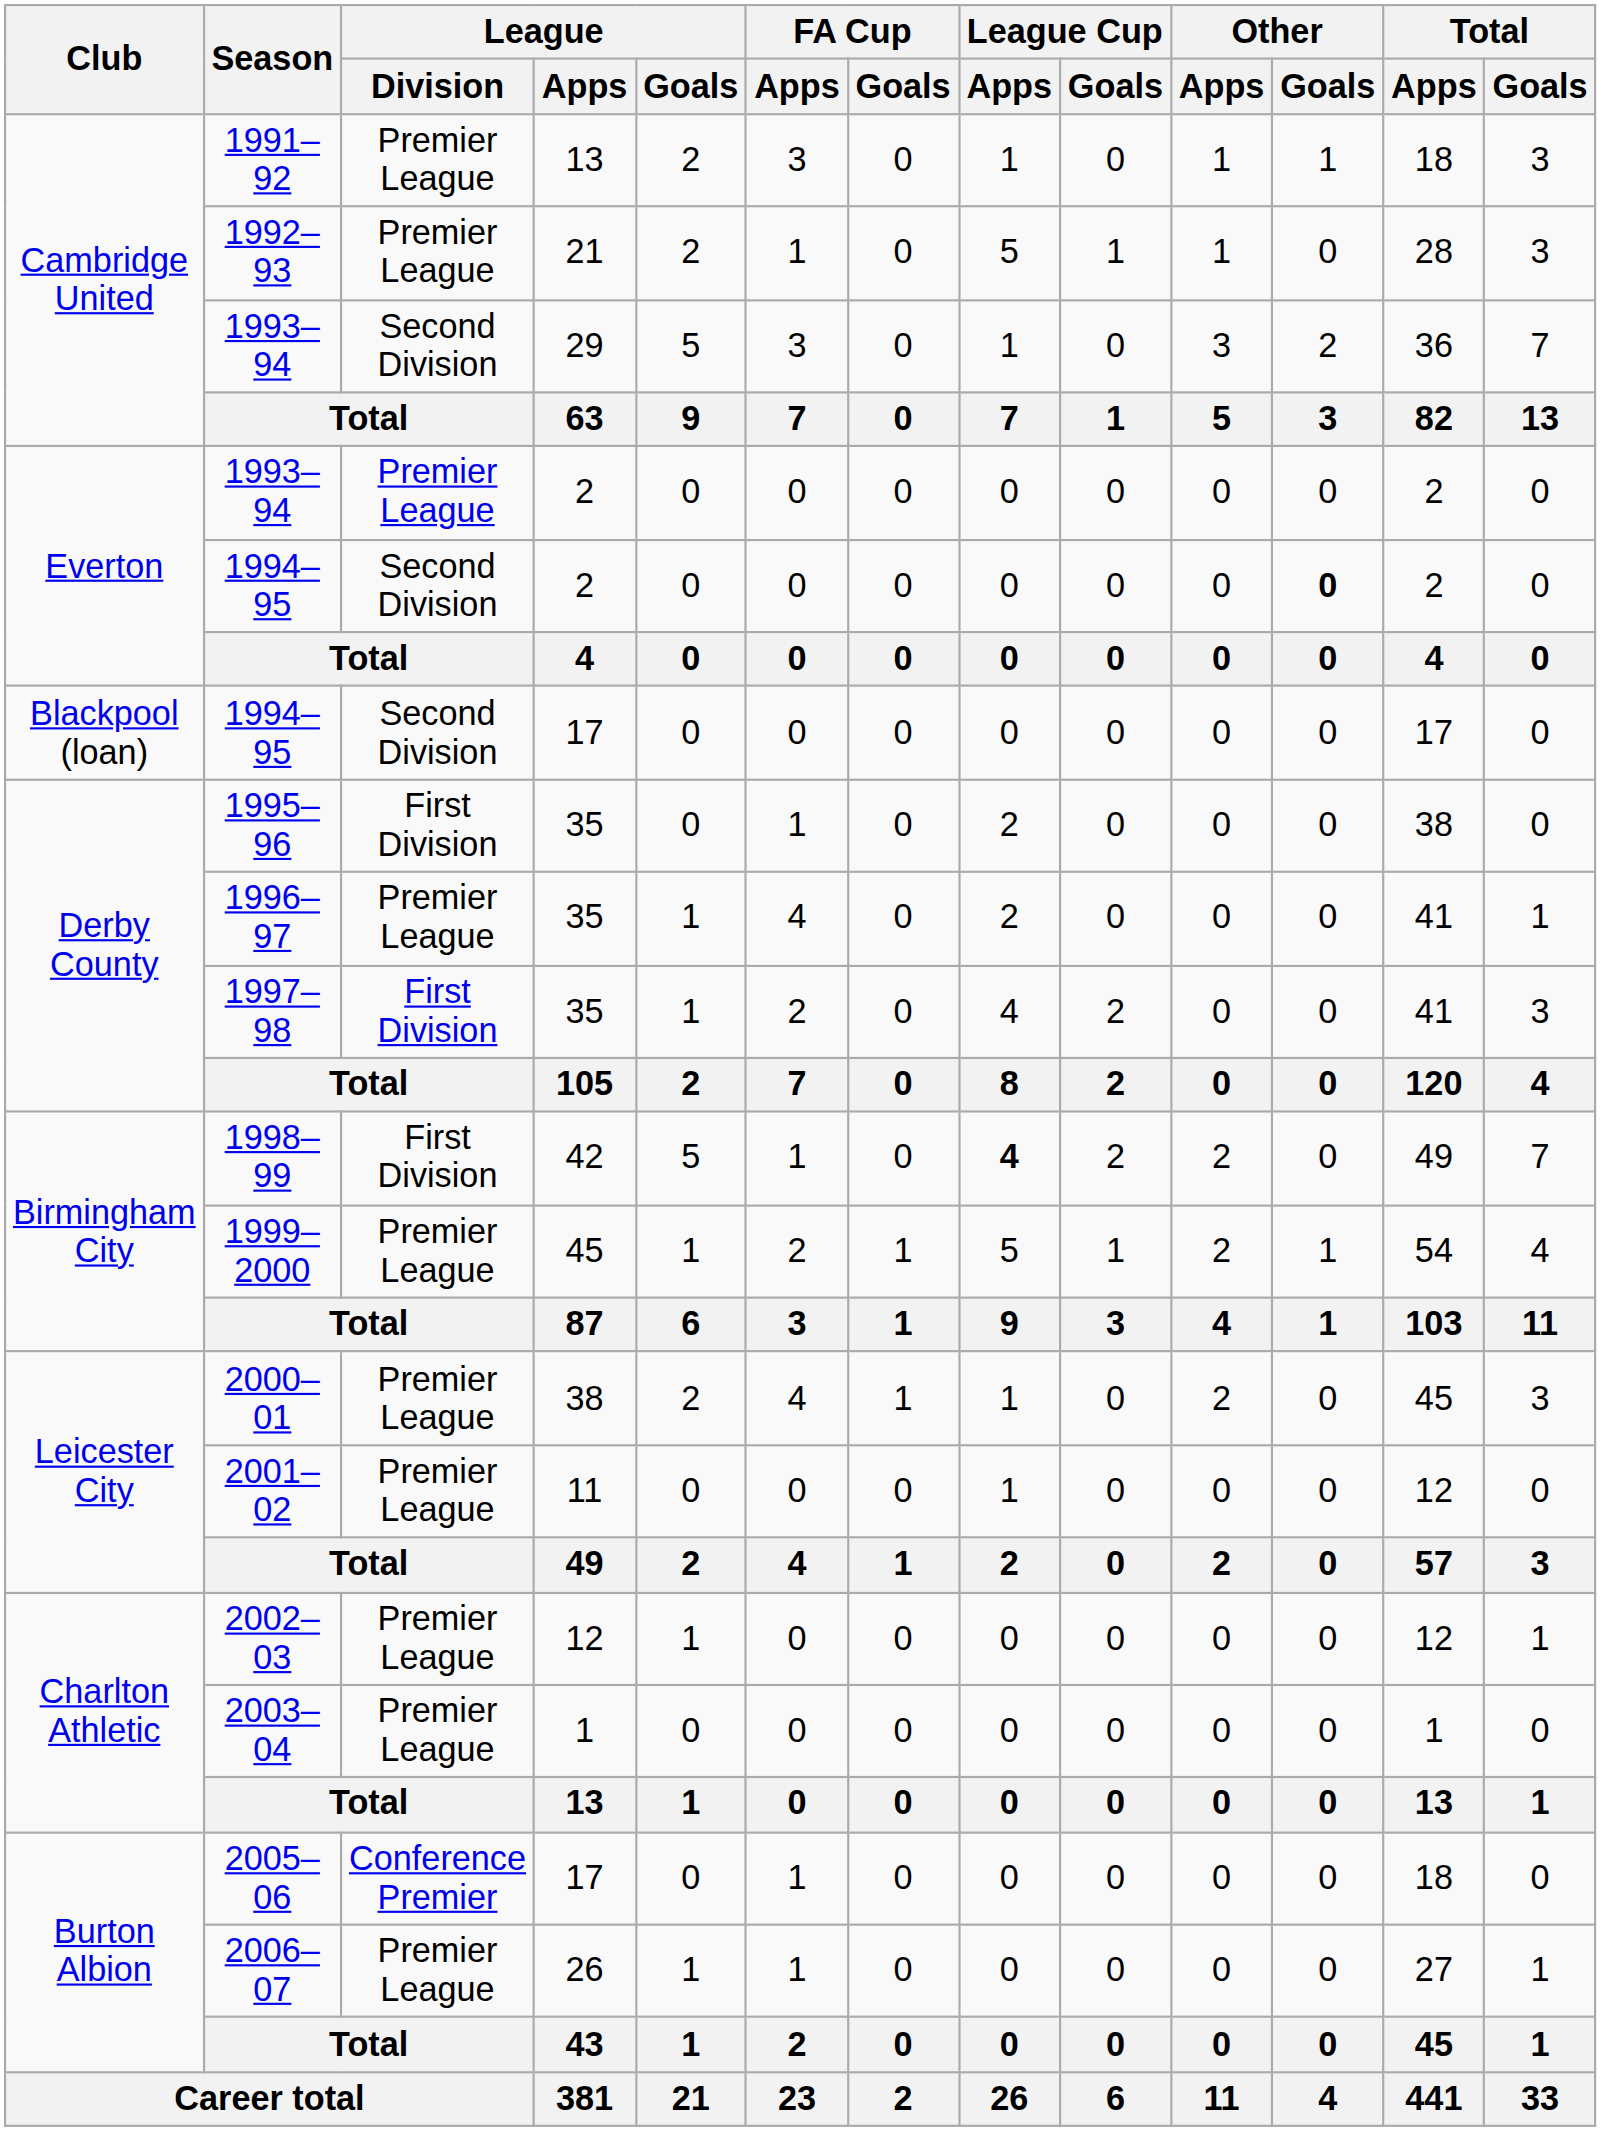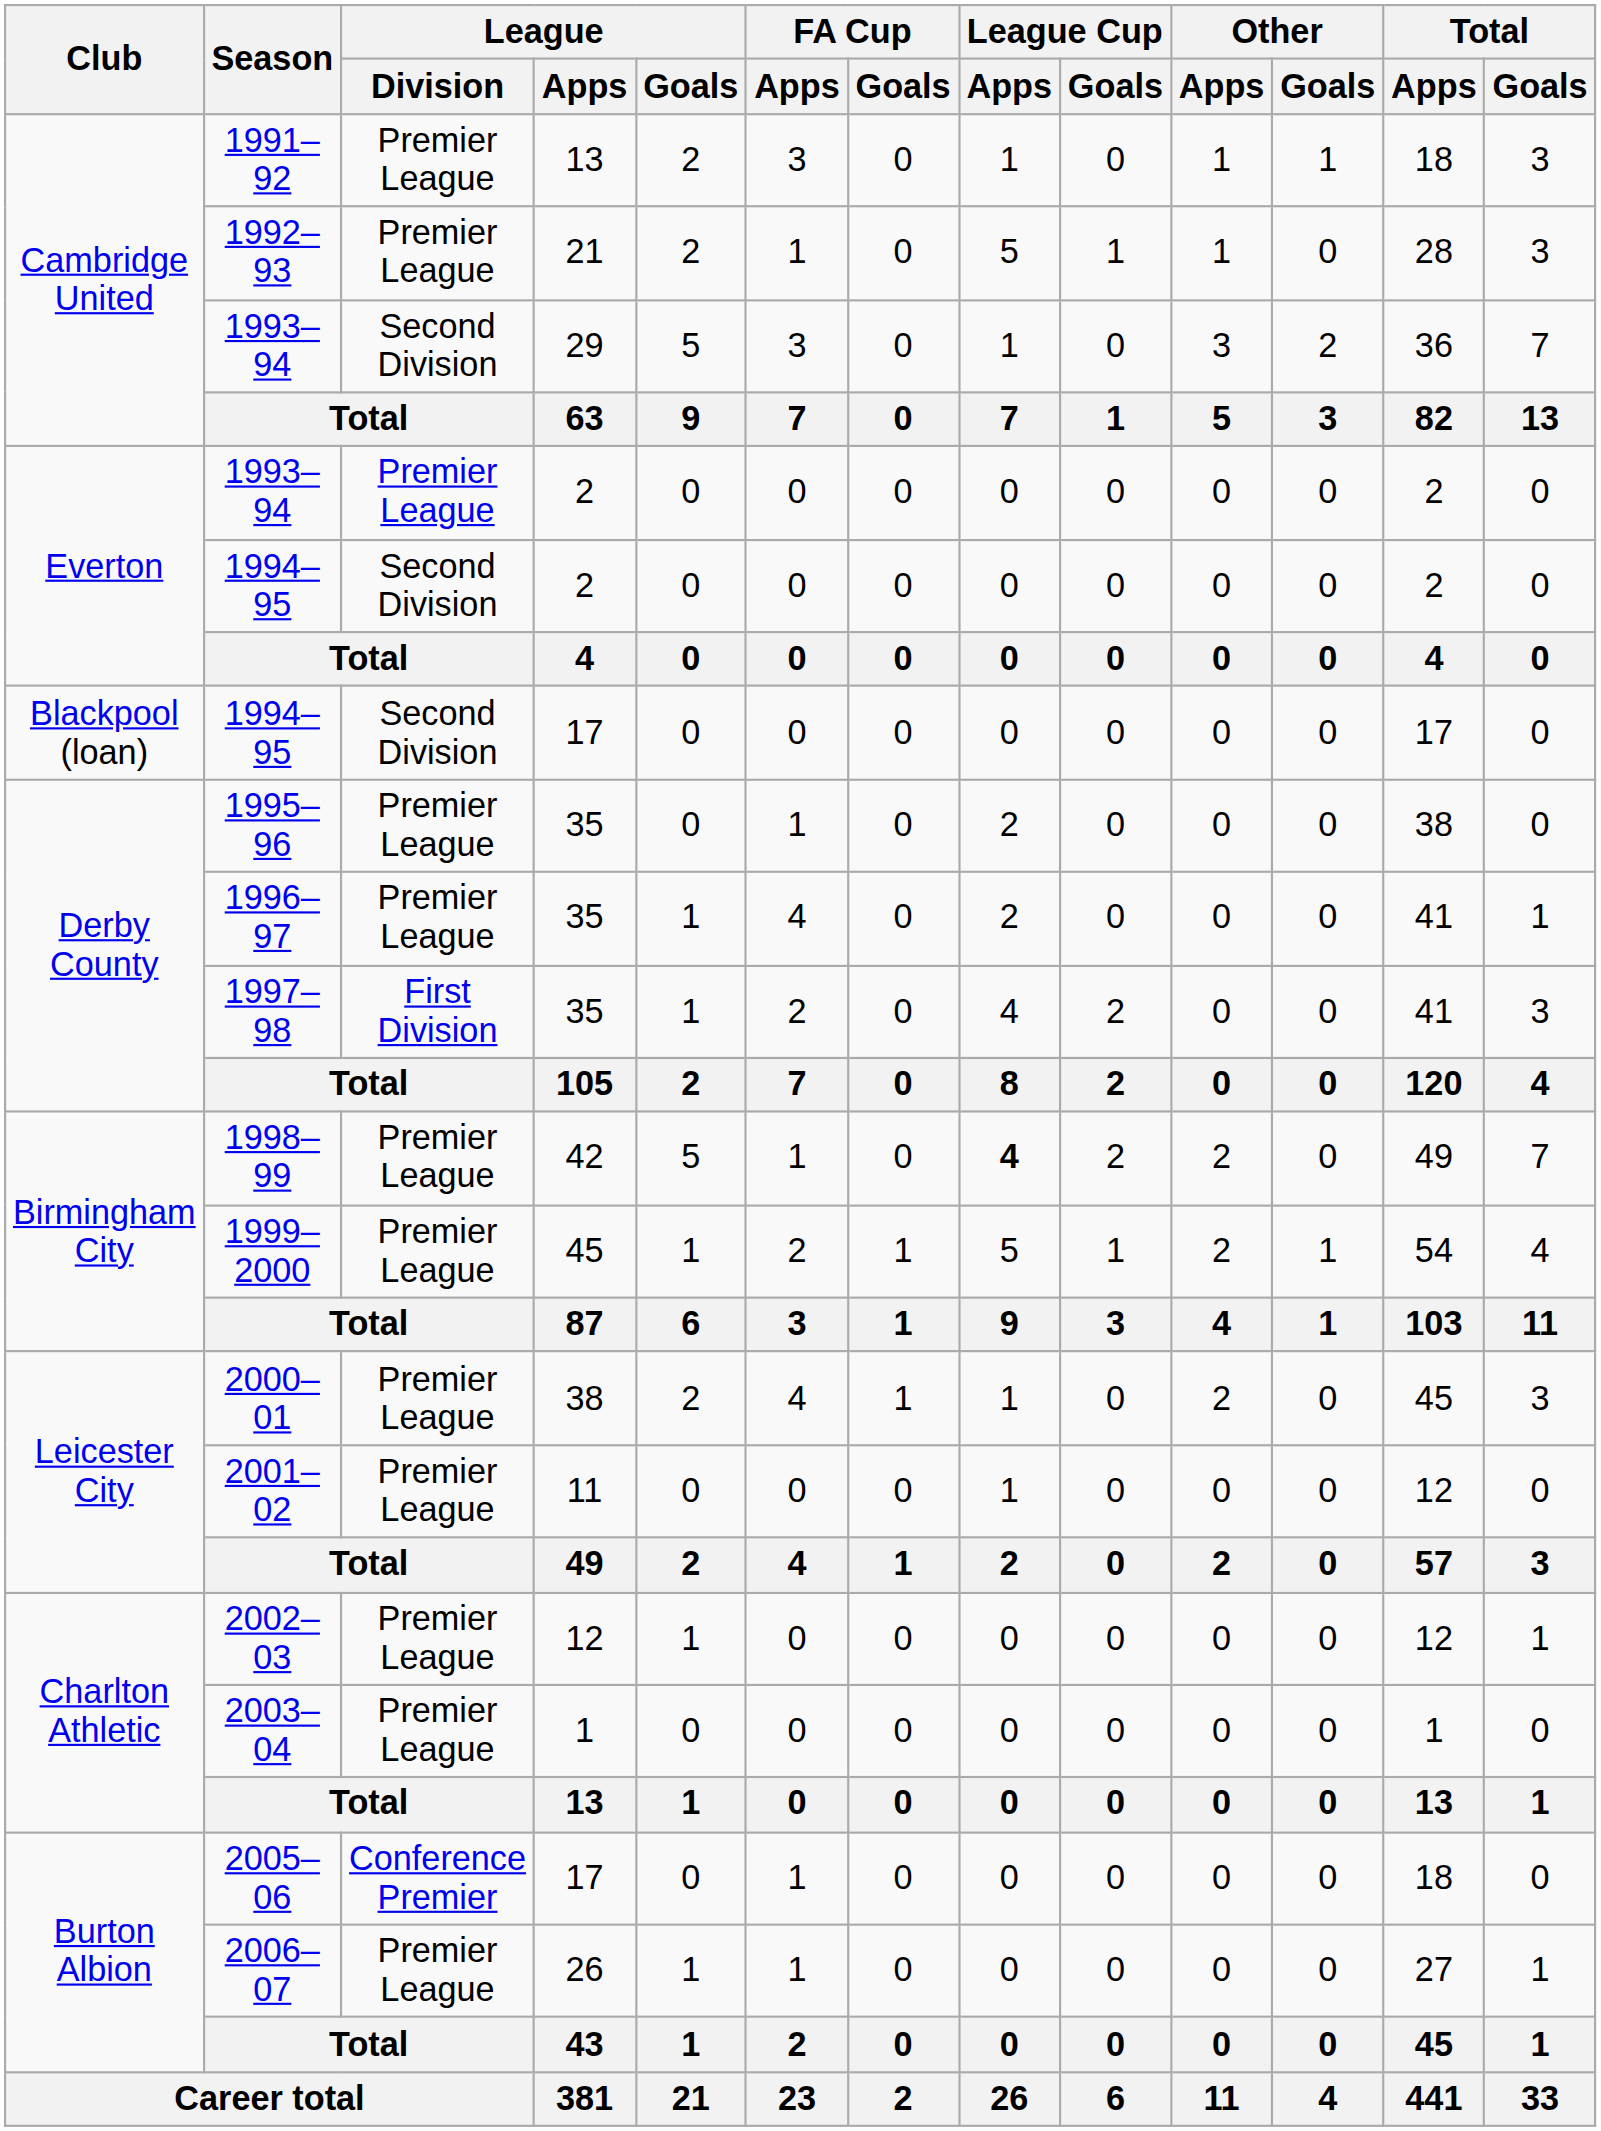(1328, 585) bold -> (1328, 585) normal
(438, 825) First Division -> (438, 825) Premier League
(438, 1157) First Division -> (438, 1157) Premier League
